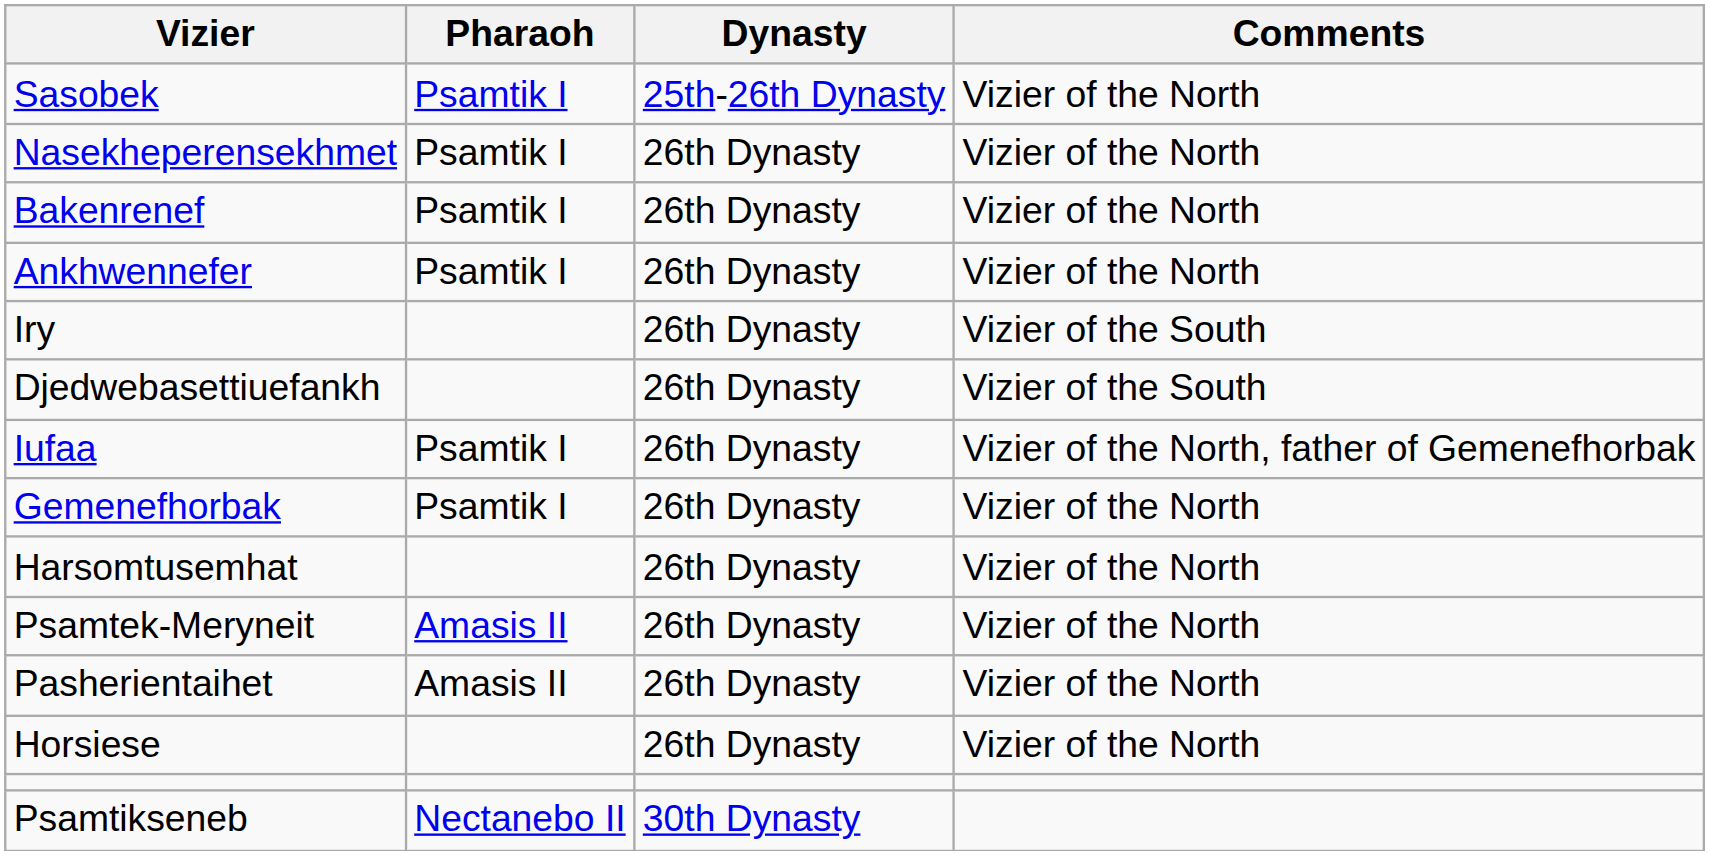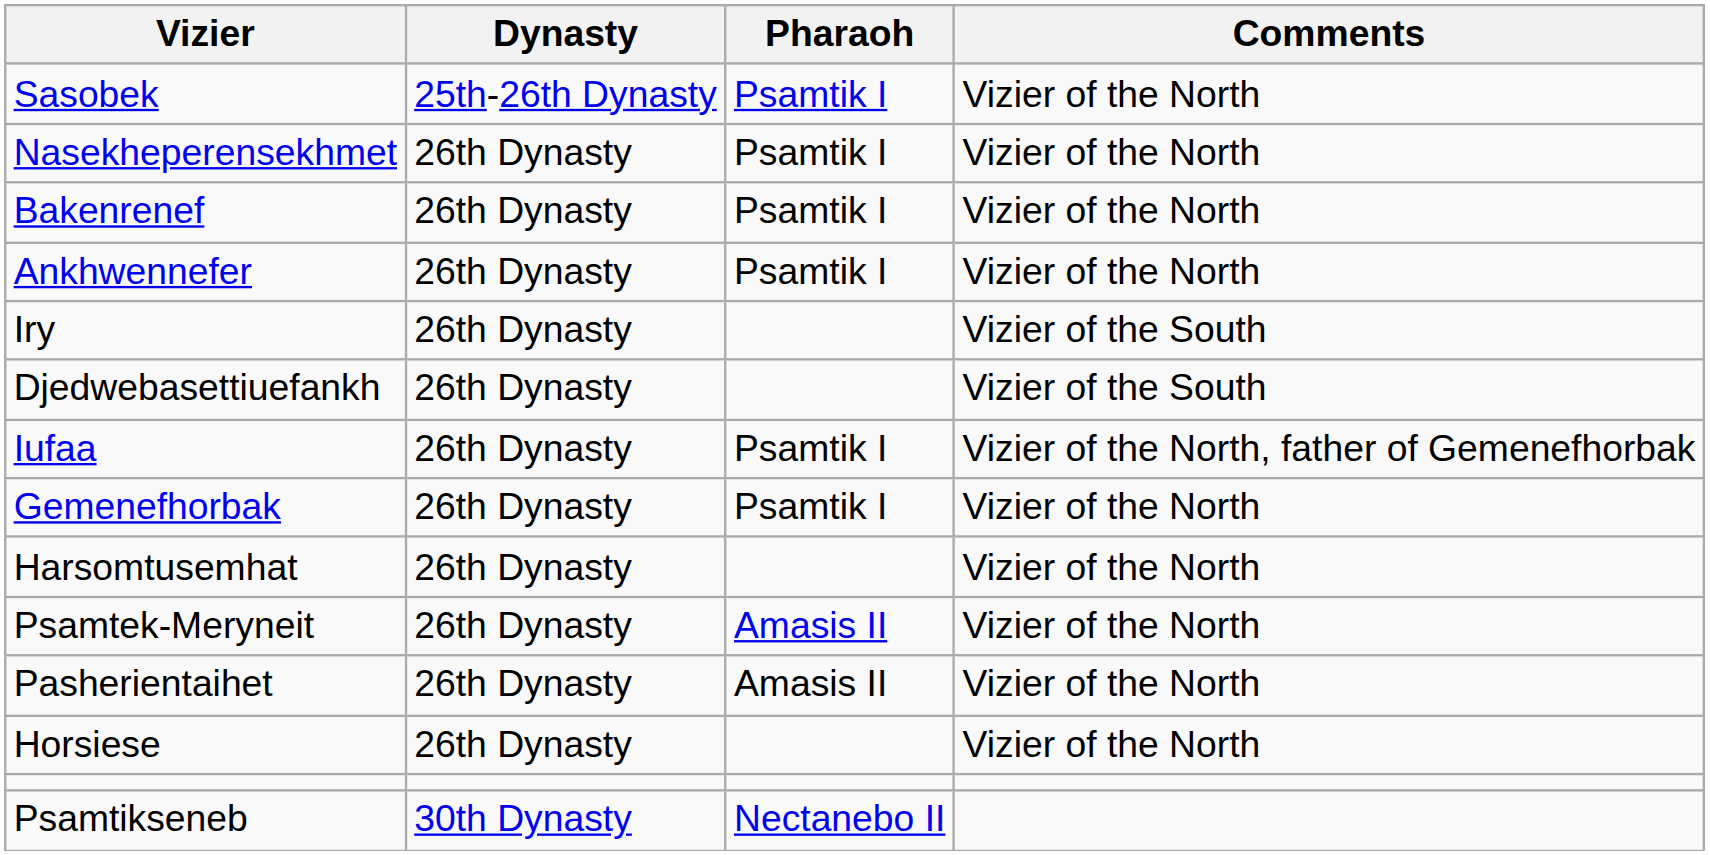columns swapped: (520, 34) <-> (794, 34)
